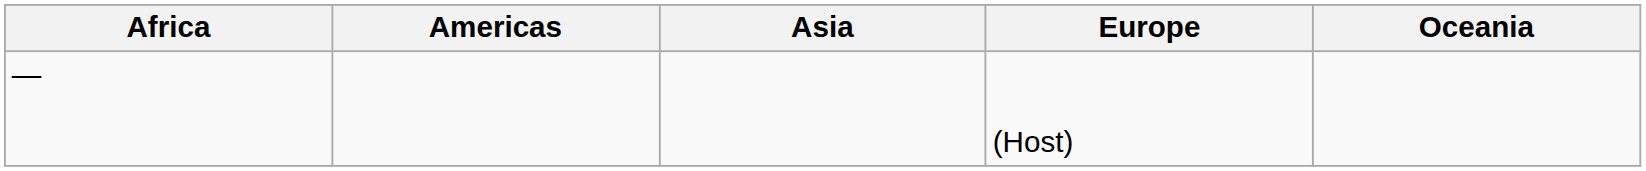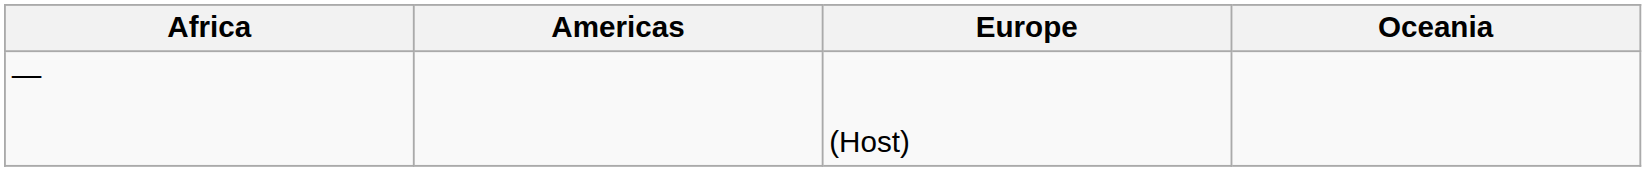- column: (822, 27)
